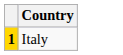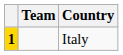+ column: (39, 15)
